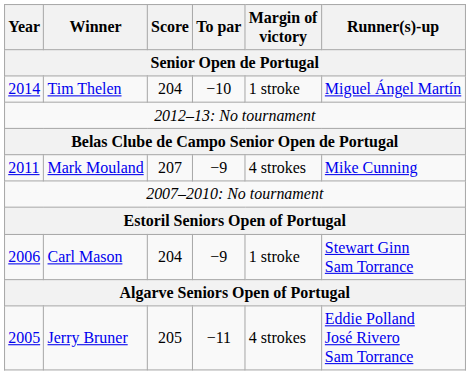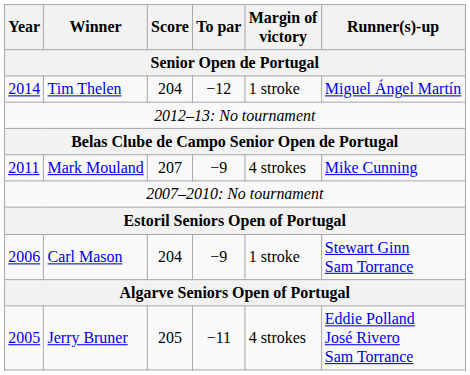(219, 89) −10 -> (219, 89) −12
